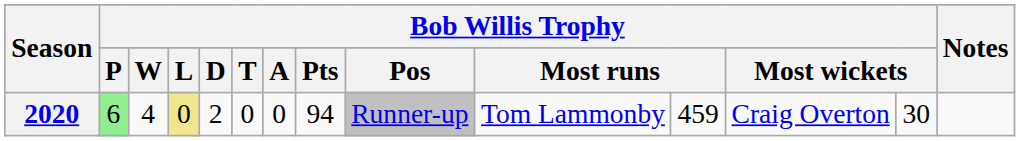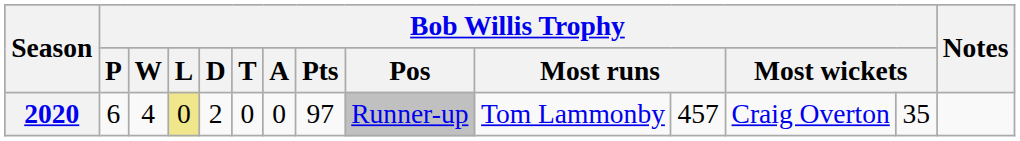(113, 113) lightgreen background -> (113, 113) no background
(320, 113) 94 -> (320, 113) 97
(698, 113) 459 -> (698, 113) 457
(916, 113) 30 -> (916, 113) 35
